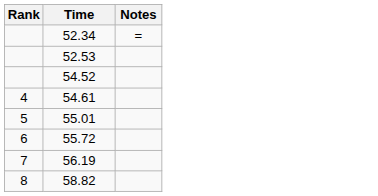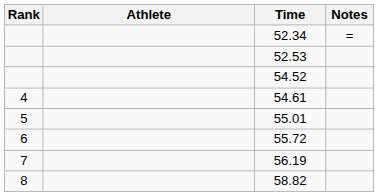+ column: (149, 14)
